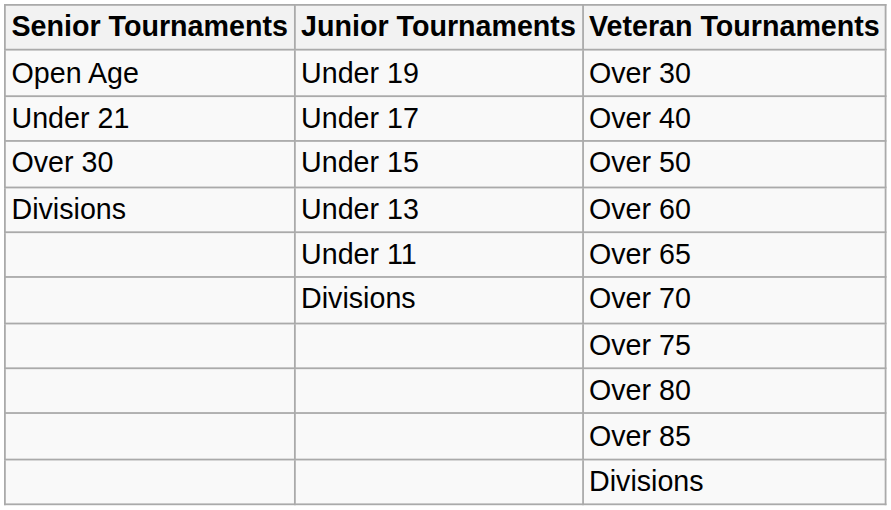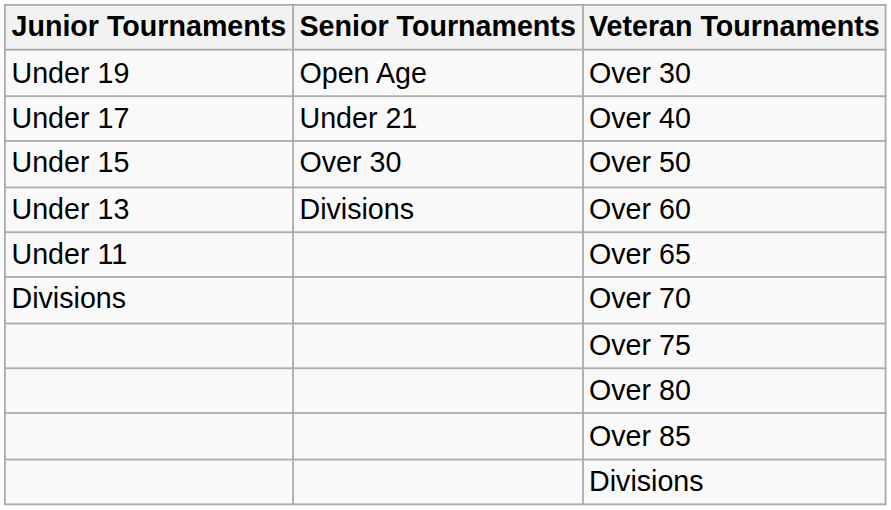columns swapped: (438, 27) <-> (150, 27)
